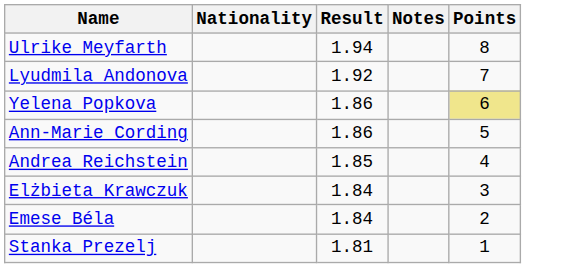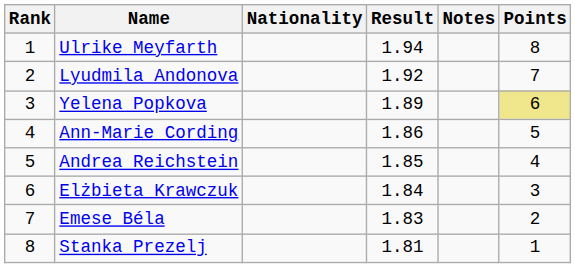+ column: (30, 19)
(352, 105) 1.86 -> (403, 105) 1.89
(352, 219) 1.84 -> (403, 219) 1.83
